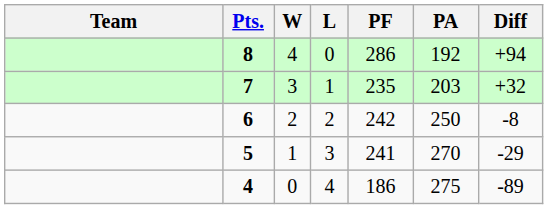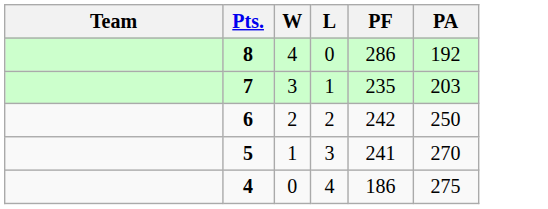- column: (510, 21)
